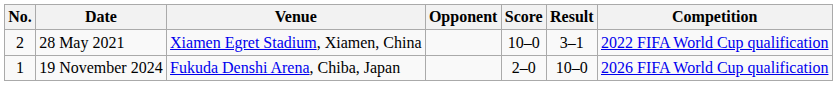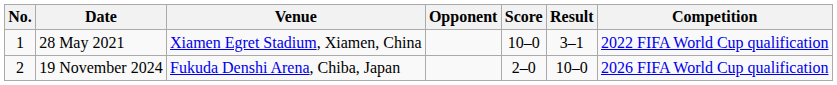(20, 42) 2 -> (20, 42) 1
(20, 67) 1 -> (20, 67) 2
